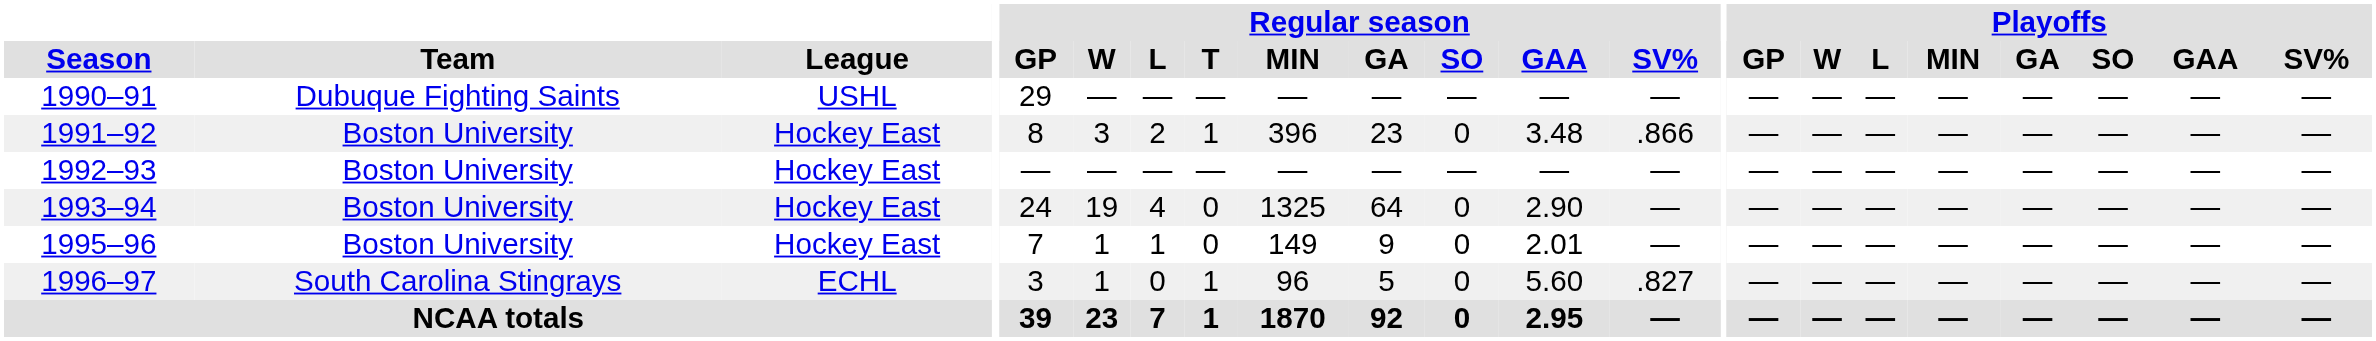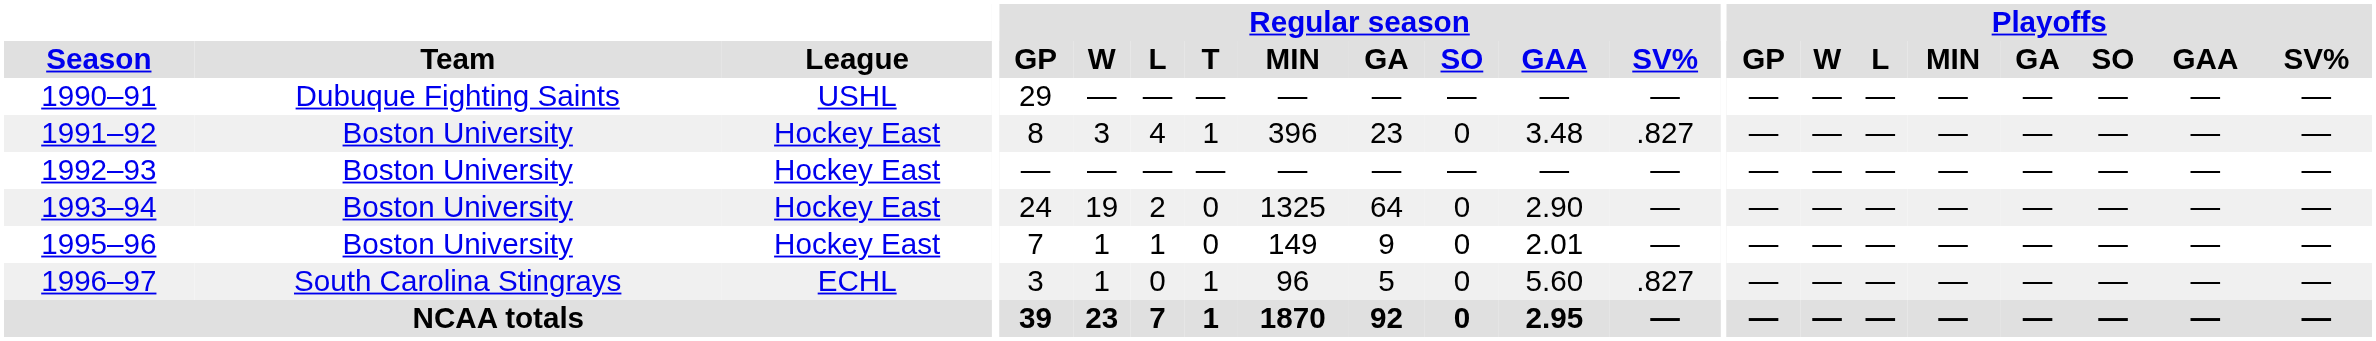(1158, 133) 2 -> (1158, 133) 4
(1665, 133) .866 -> (1665, 133) .827
(1158, 207) 4 -> (1158, 207) 2
